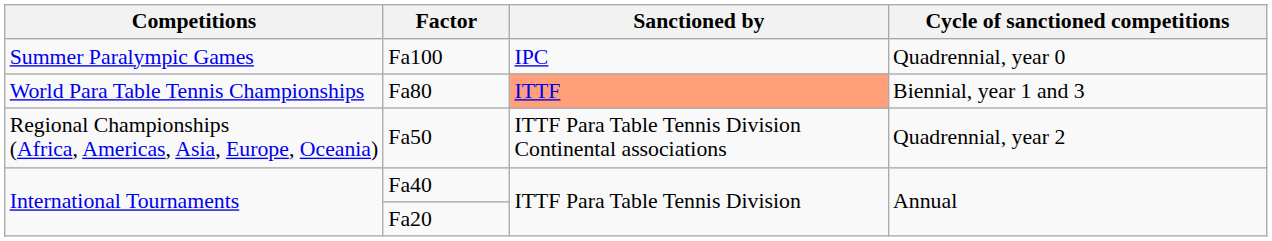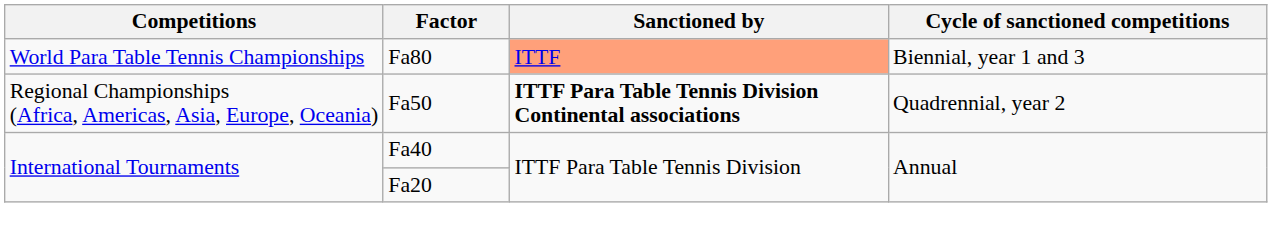- row: (416, 56)
(658, 137) normal -> (666, 103) bold
